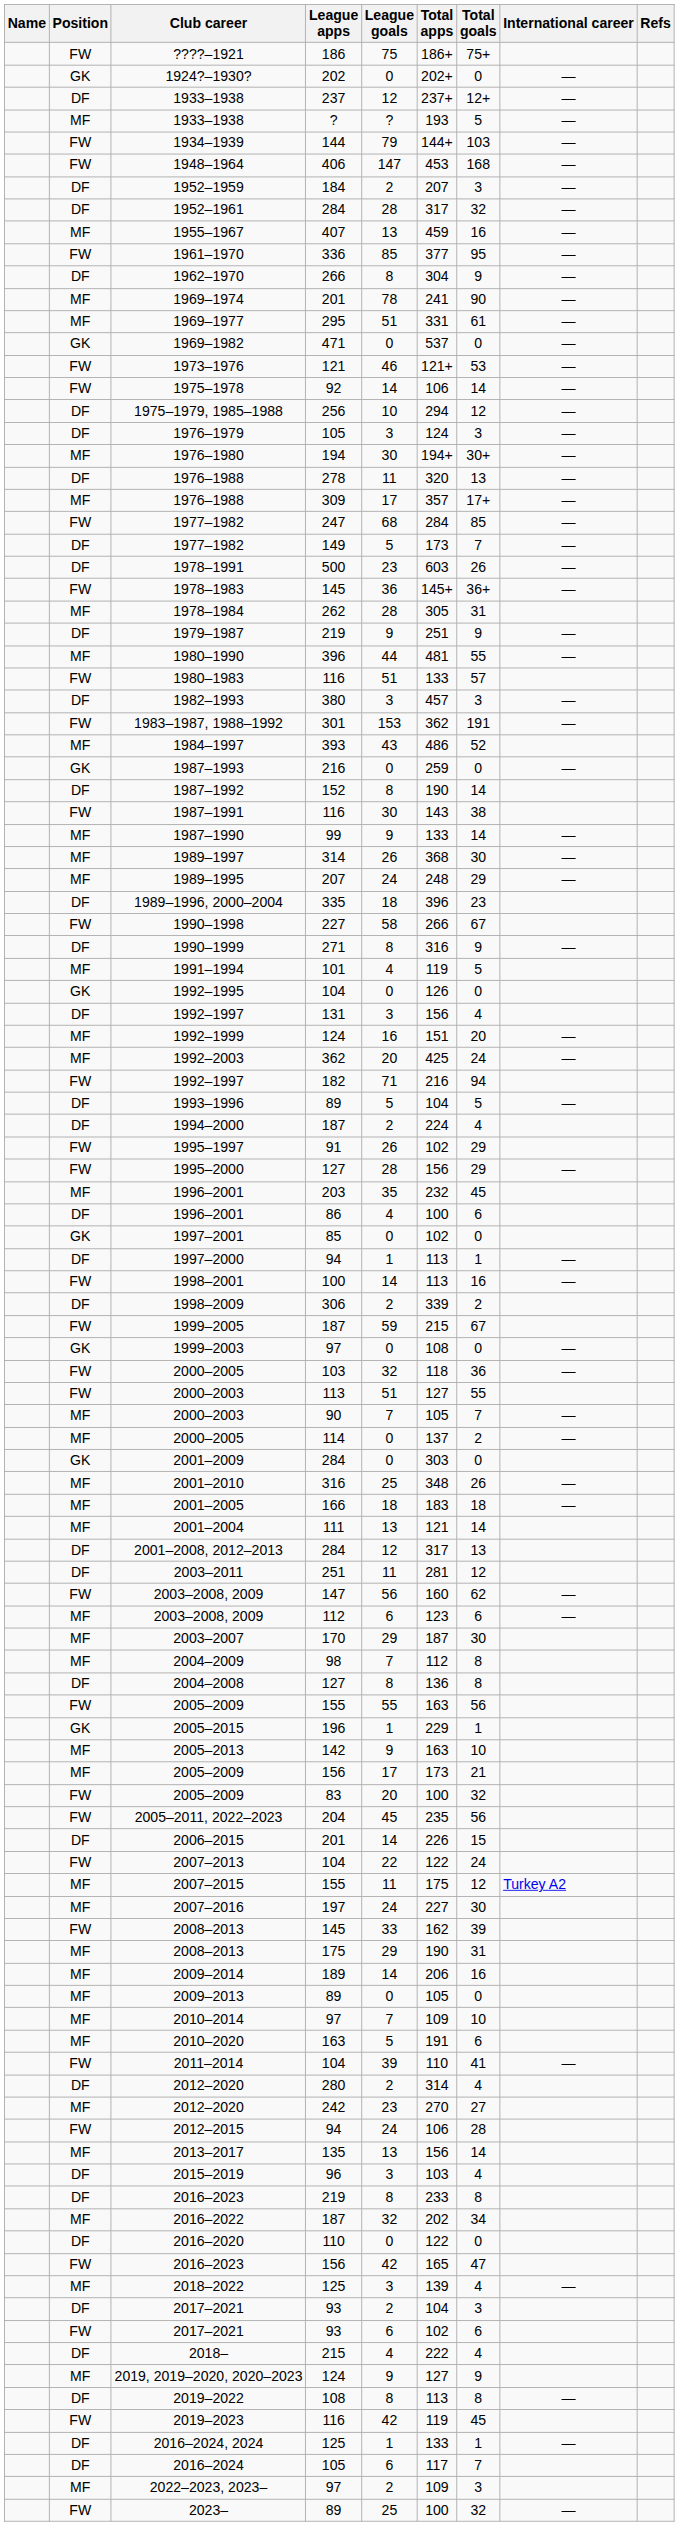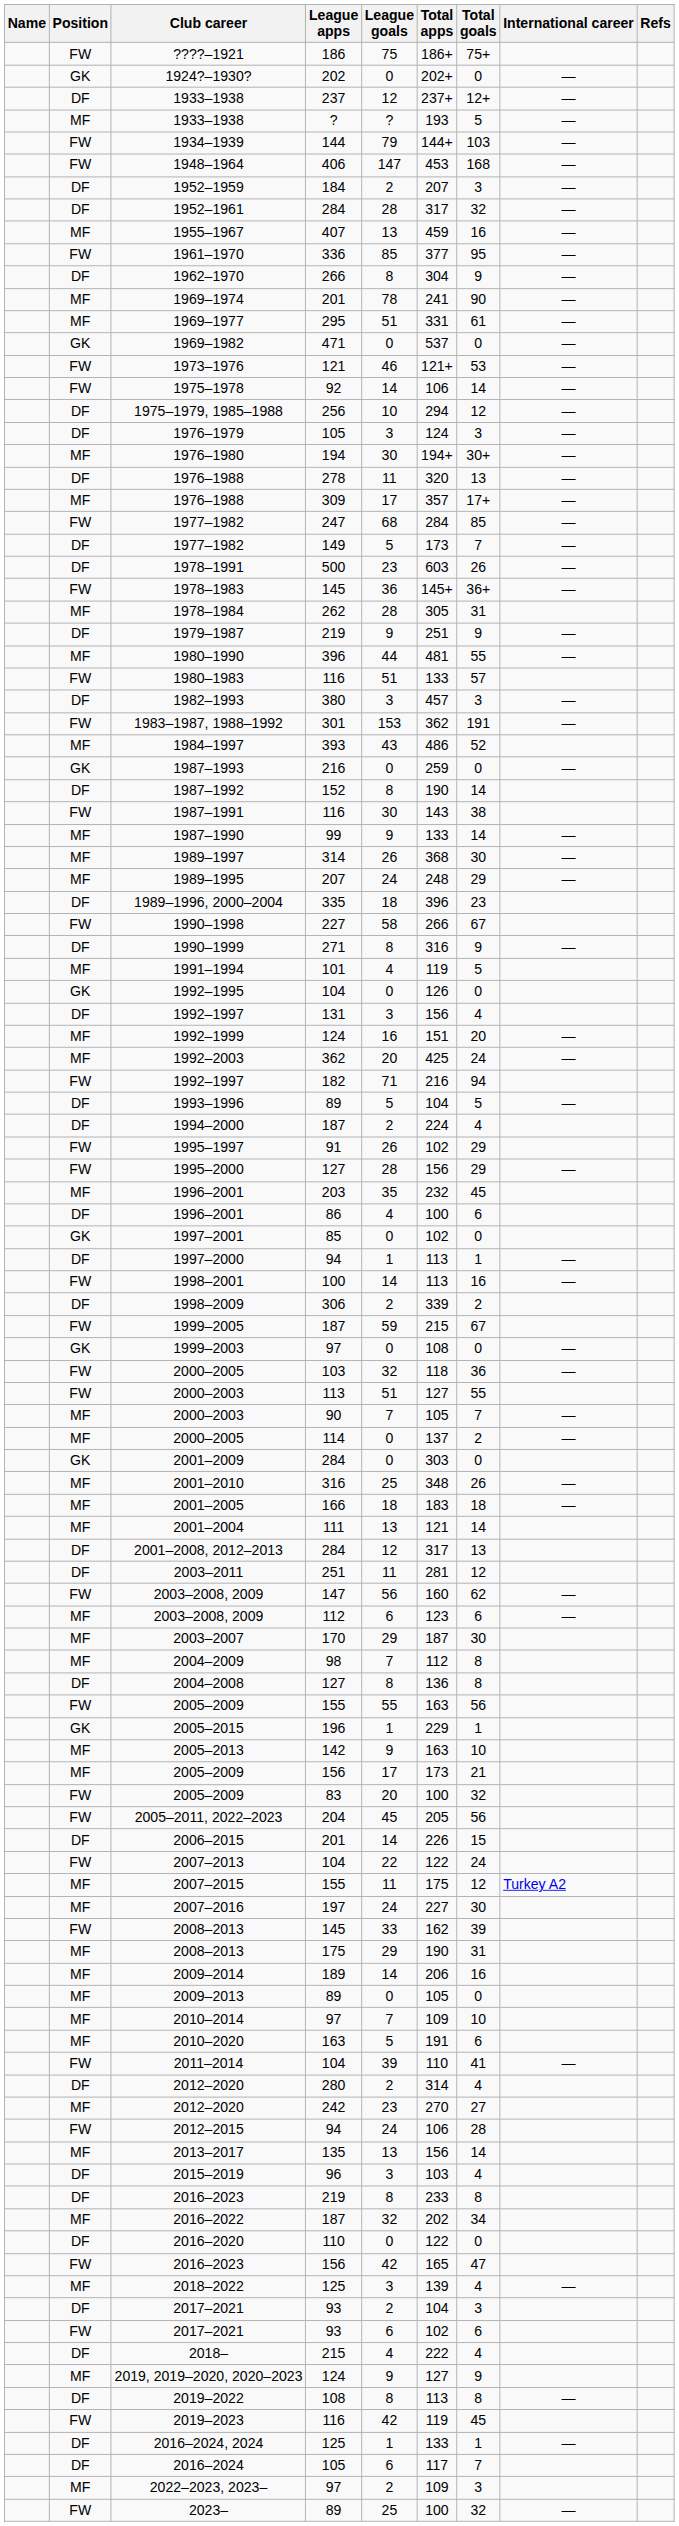(437, 1817) 235 -> (437, 1817) 205
